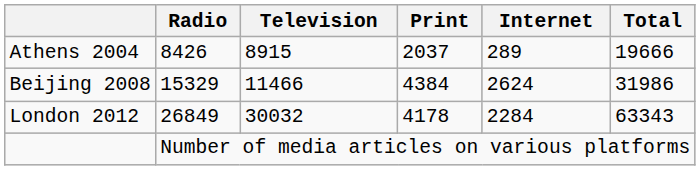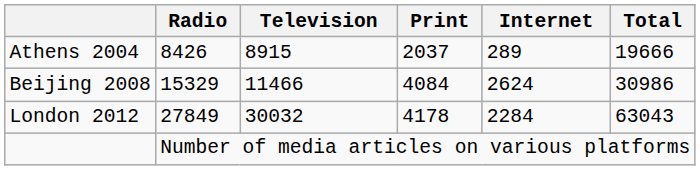(426, 85) 4384 -> (426, 85) 4084
(644, 85) 31986 -> (644, 85) 30986
(190, 117) 26849 -> (190, 117) 27849
(644, 117) 63343 -> (644, 117) 63043
